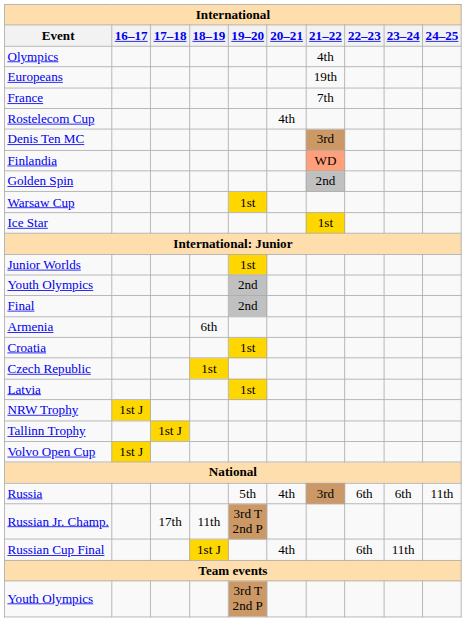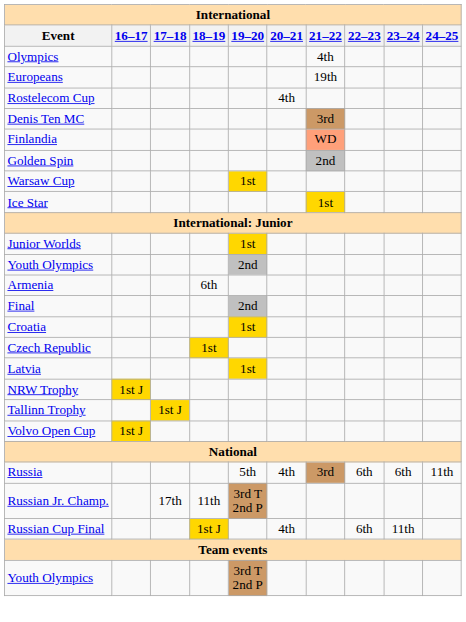- row: (25, 98)
rows swapped: (21, 306) <-> (30, 327)
